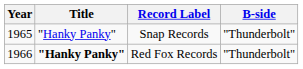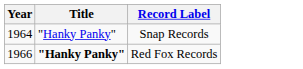- column: (259, 14)
(20, 34) 1965 -> (20, 34) 1964
